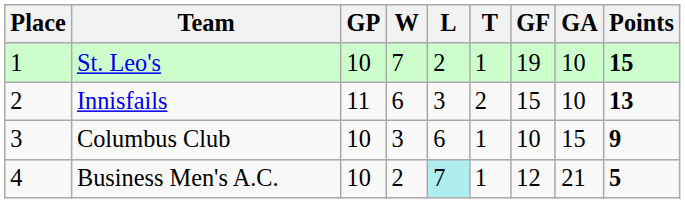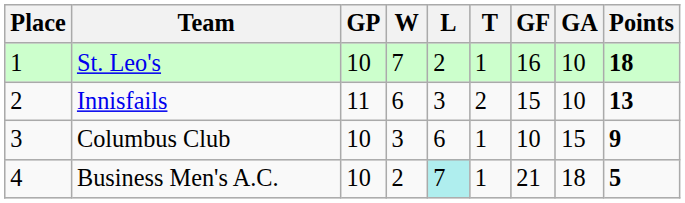(529, 62) 19 -> (529, 62) 16
(621, 62) 15 -> (621, 62) 18
(529, 178) 12 -> (529, 178) 21
(574, 178) 21 -> (574, 178) 18
